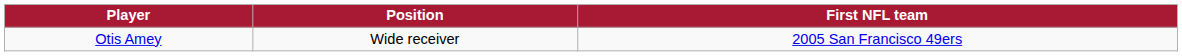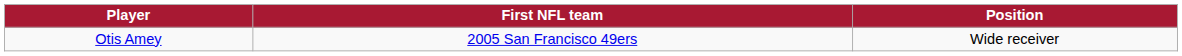columns swapped: (415, 16) <-> (877, 16)
